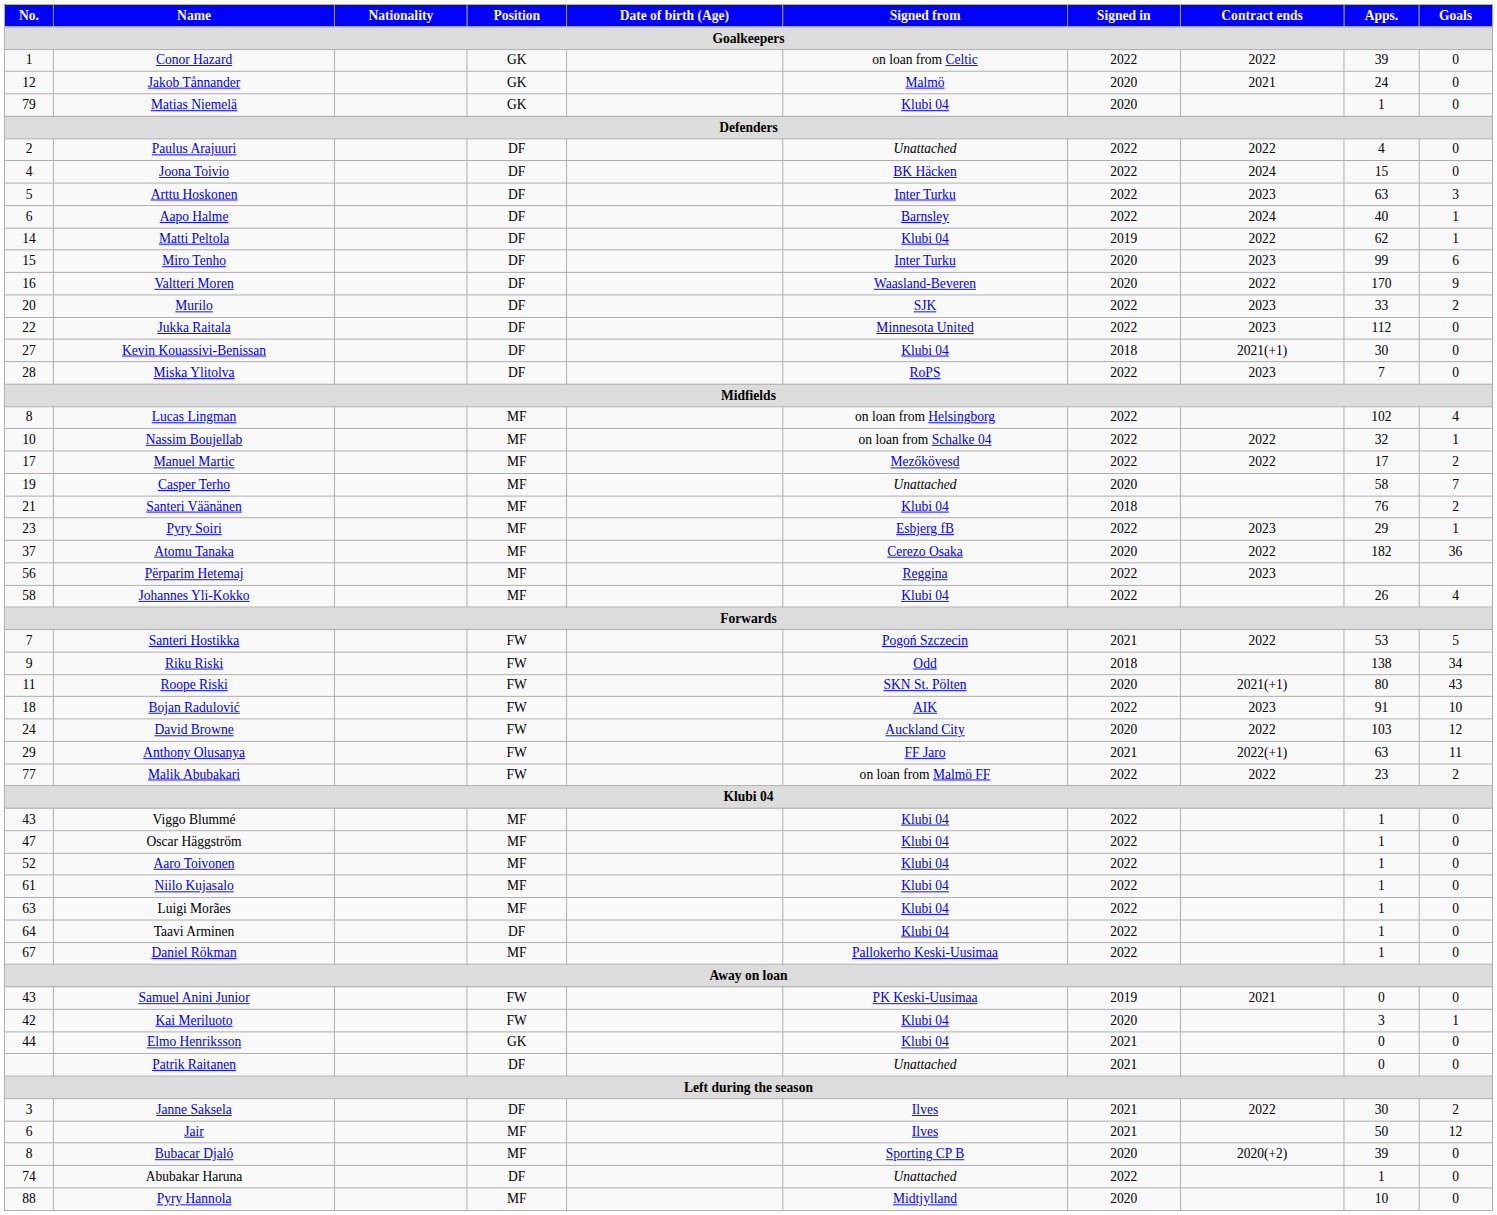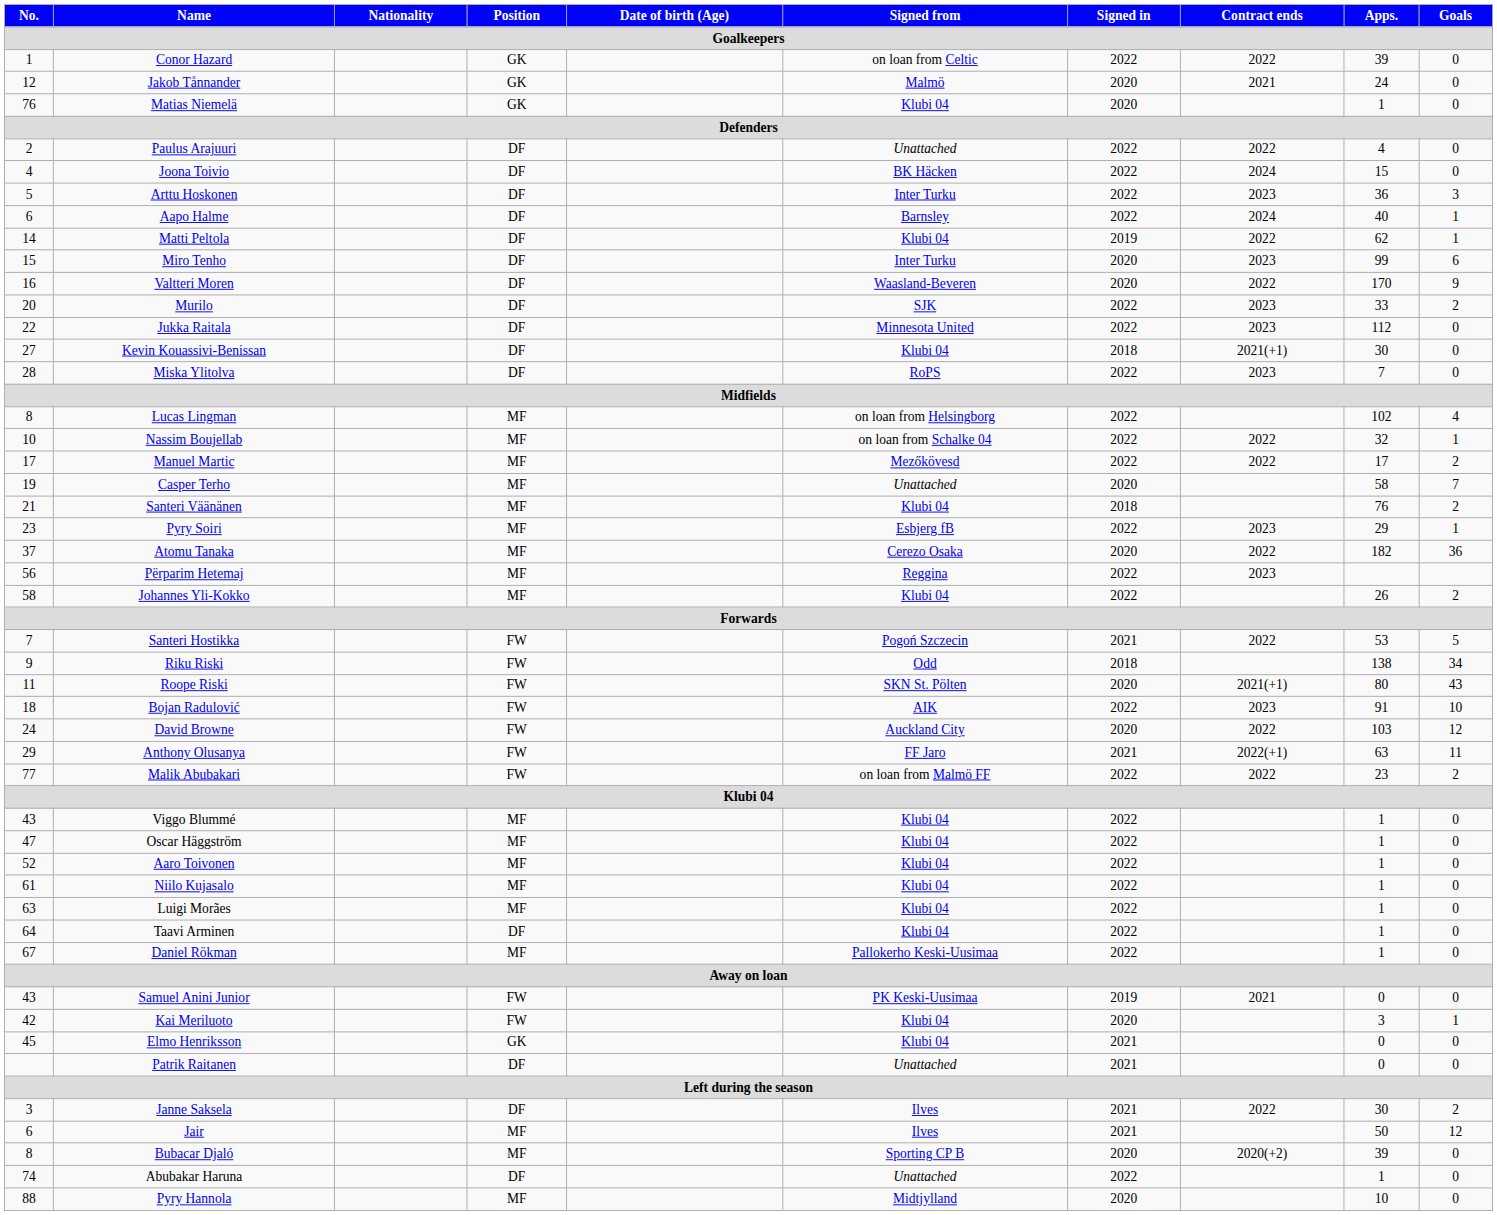(29, 105) 79 -> (29, 105) 76
(1381, 194) 63 -> (1381, 194) 36
(1456, 596) 4 -> (1456, 596) 2
(29, 1043) 44 -> (29, 1043) 45
